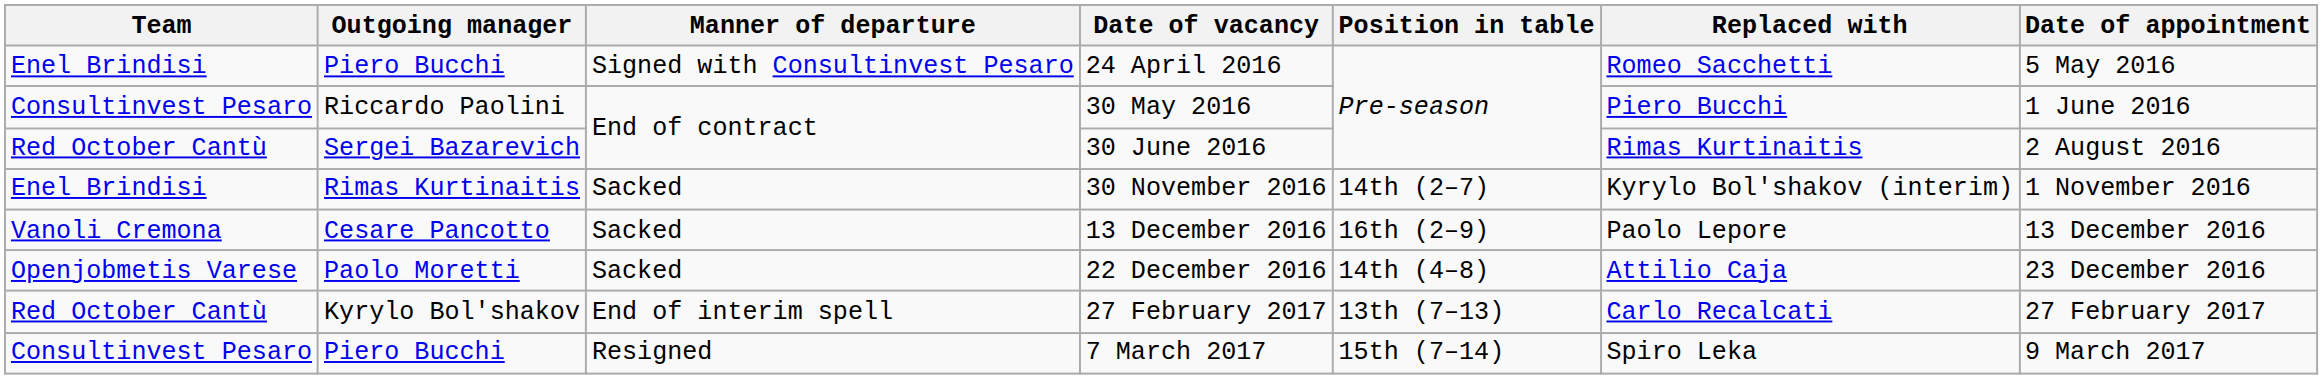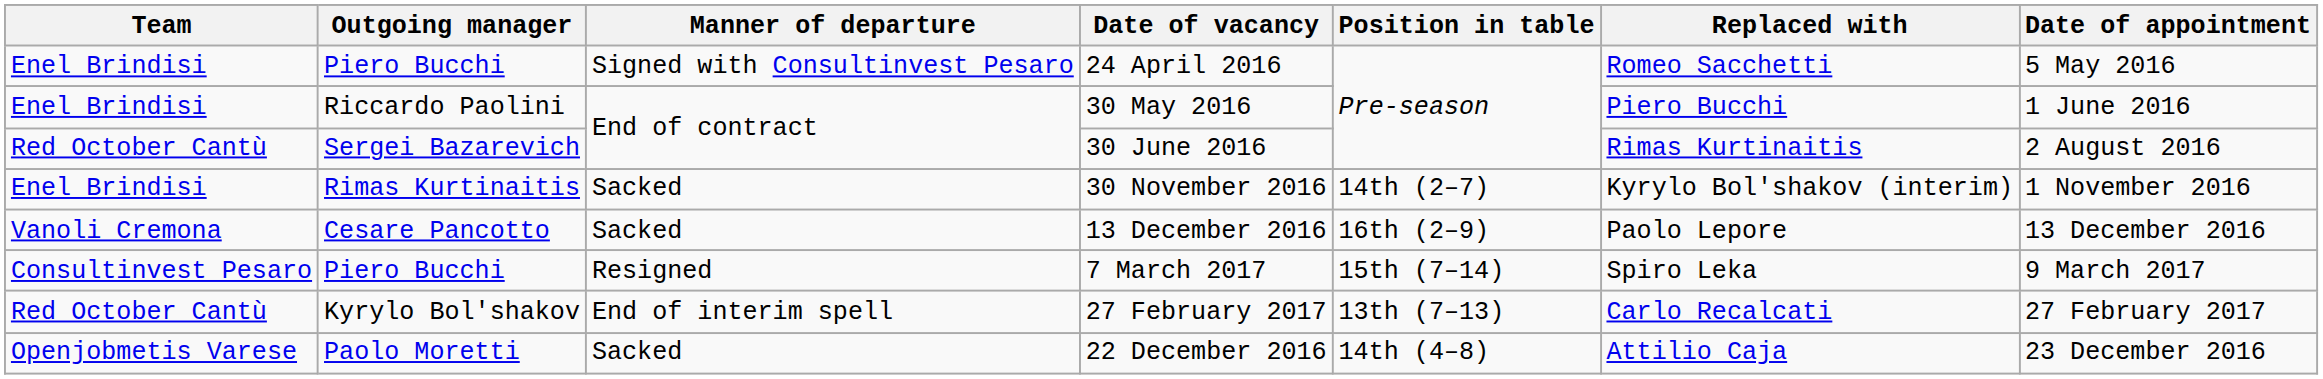(162, 107) Consultinvest Pesaro -> (109, 107) Enel Brindisi
rows swapped: (1206, 271) <-> (1176, 353)
